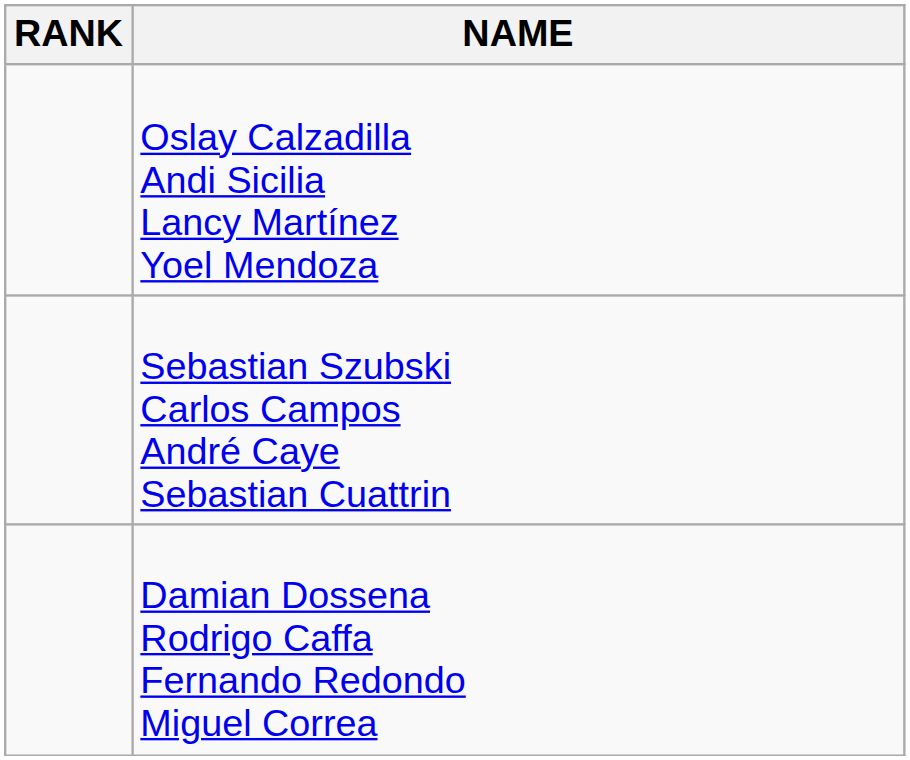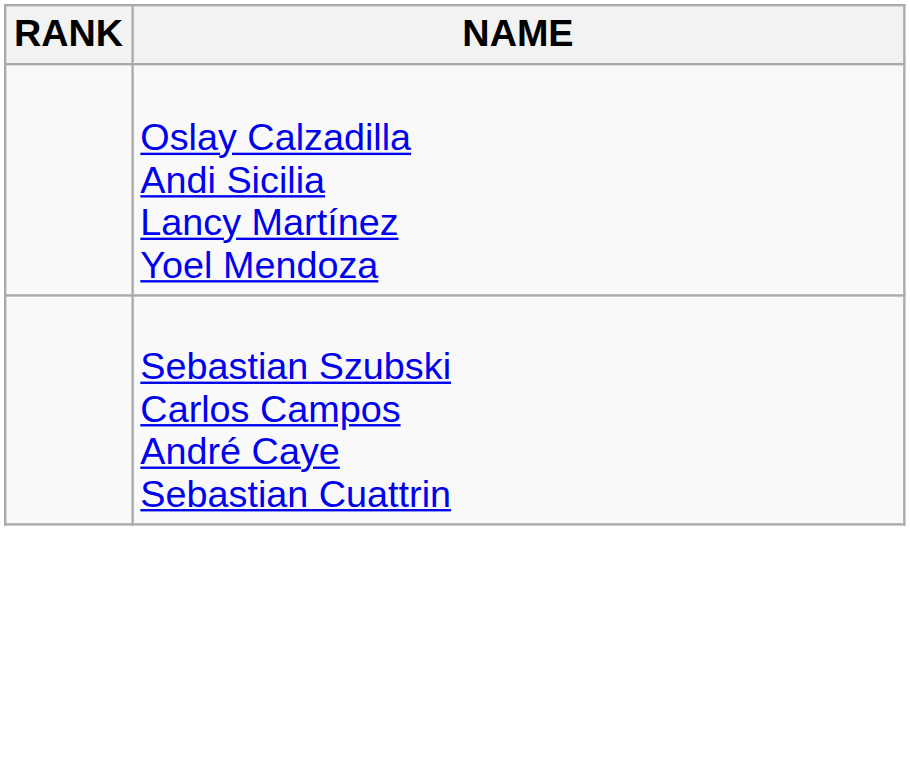- row: (303, 660)
